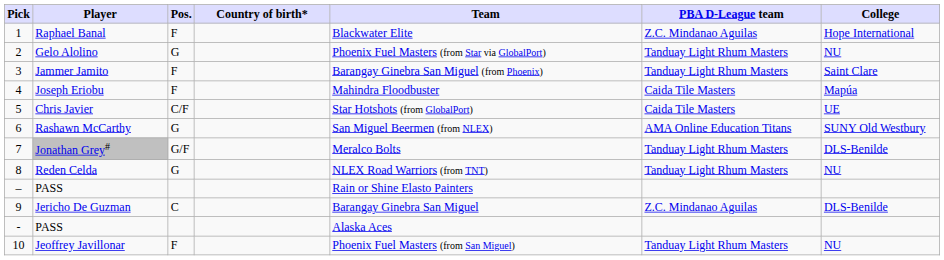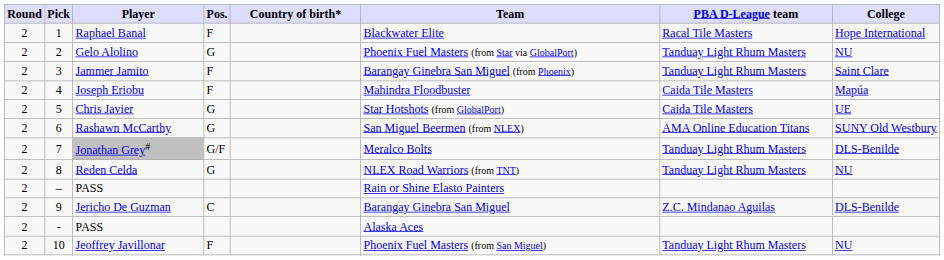+ column: (24, 14)
(701, 33) Z.C. Mindanao Aguilas -> (707, 33) Racal Tile Masters
(180, 109) C/F -> (211, 109) G
